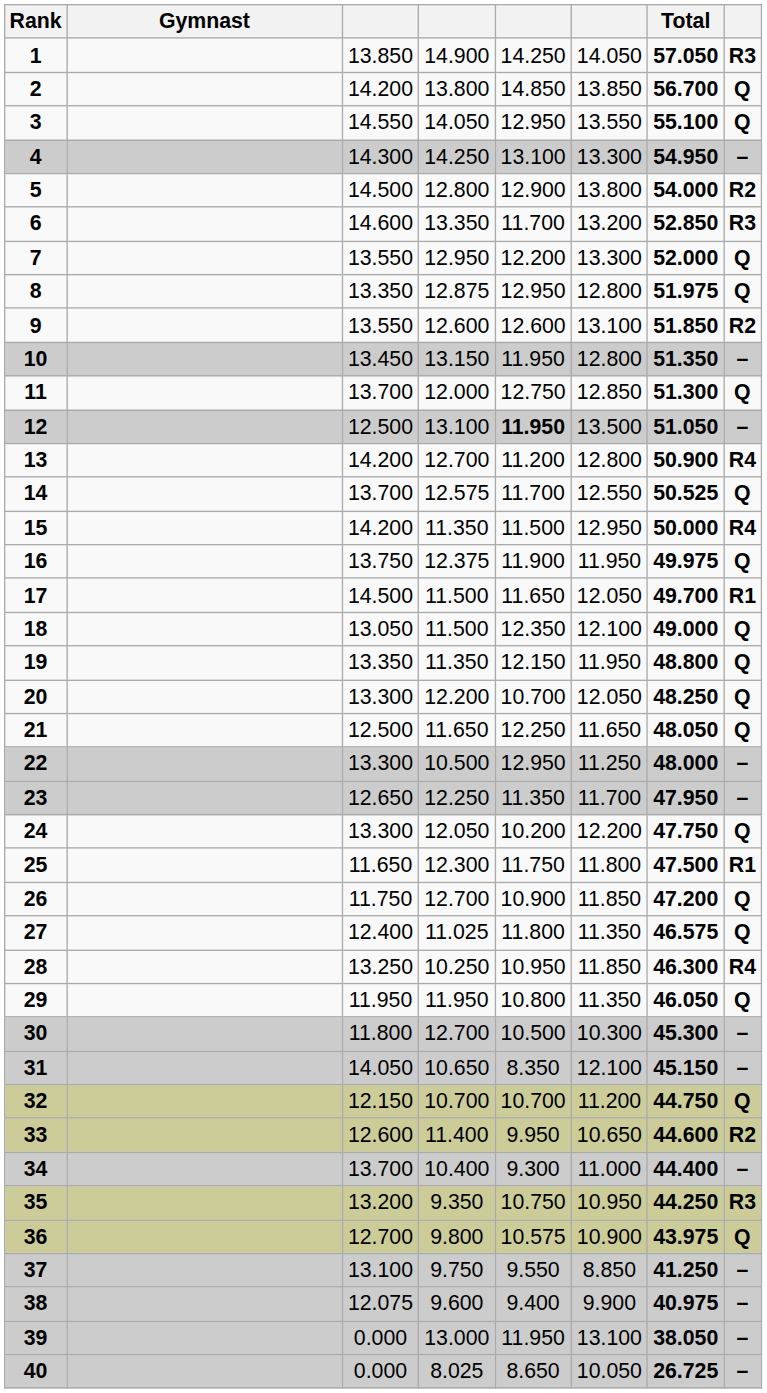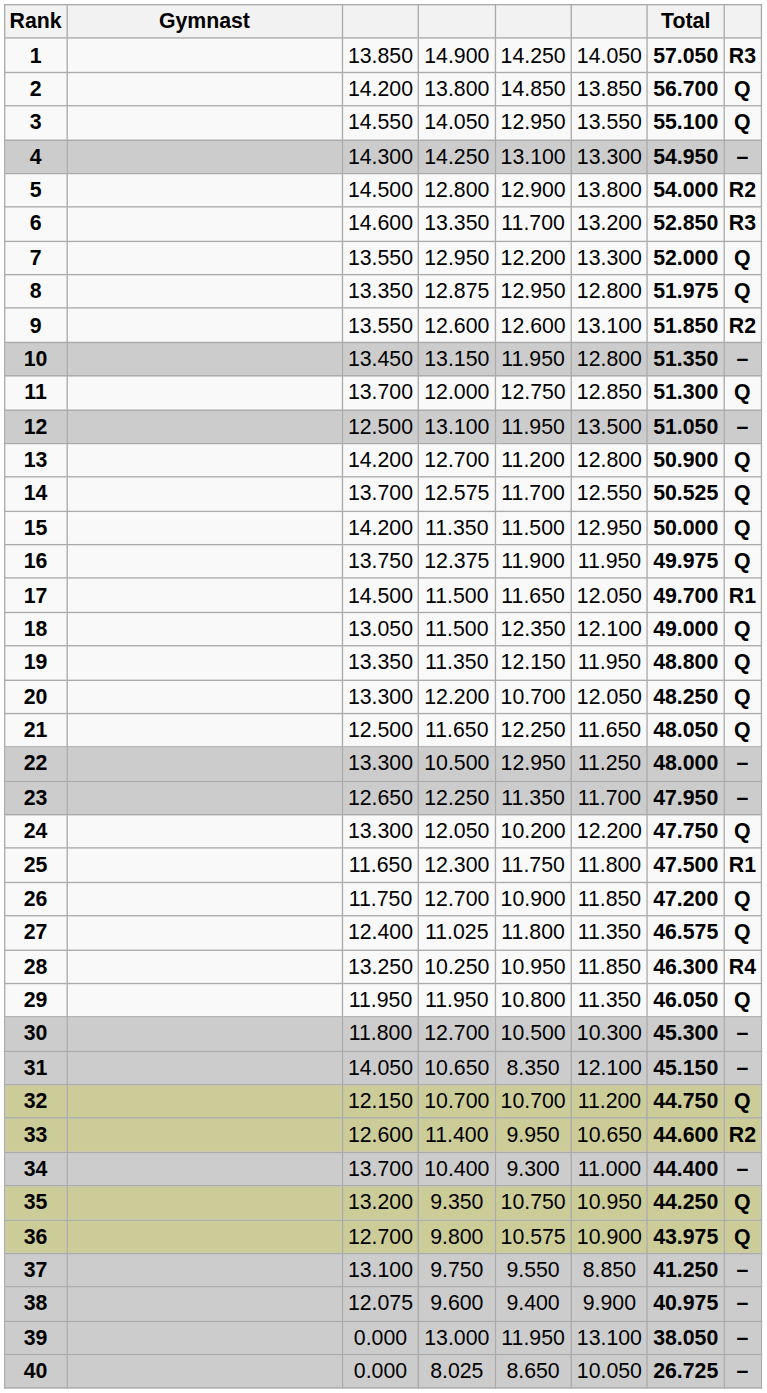(533, 426) bold -> (533, 426) normal
(742, 460) R4 -> (742, 460) Q
(742, 527) R4 -> (742, 527) Q
(742, 1202) R3 -> (742, 1202) Q
